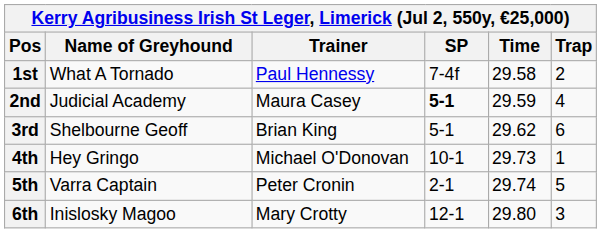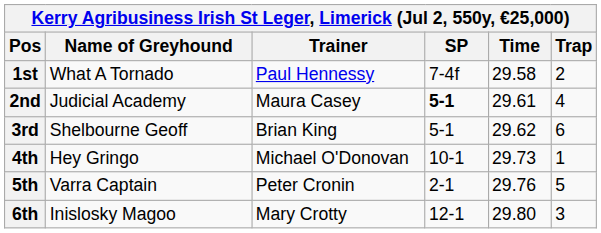(514, 102) 29.59 -> (514, 102) 29.61
(514, 185) 29.74 -> (514, 185) 29.76
